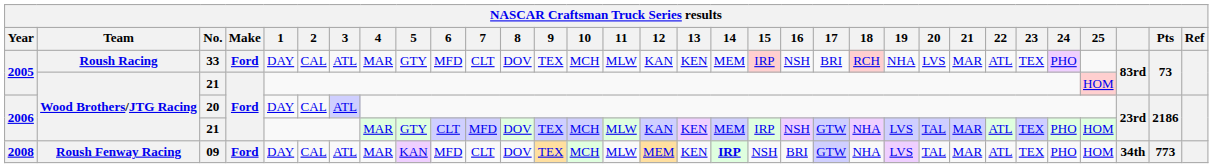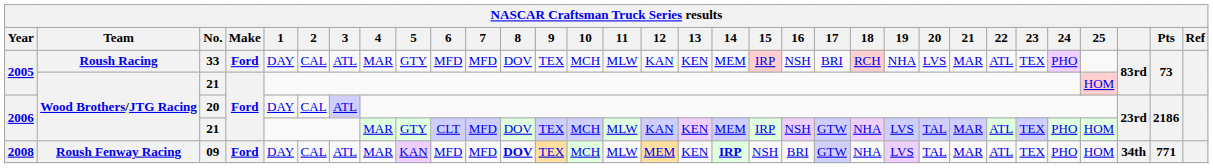(483, 61) CLT -> (483, 61) MFD
(483, 151) CLT -> (483, 151) MFD
(517, 151) normal -> (518, 151) bold
(1165, 151) 773 -> (1166, 151) 771
